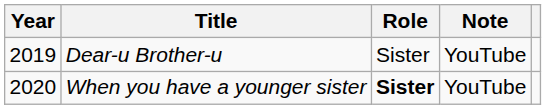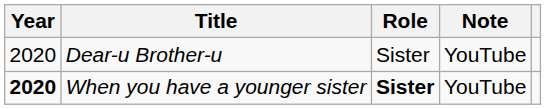(33, 54) 2019 -> (33, 54) 2020
(33, 87) normal -> (33, 87) bold
